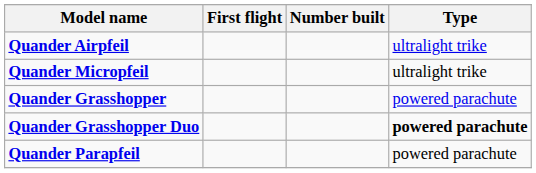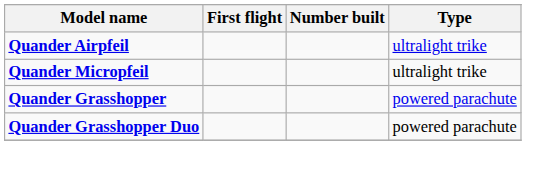(460, 126) bold -> (455, 126) normal
- row: (74, 153)
